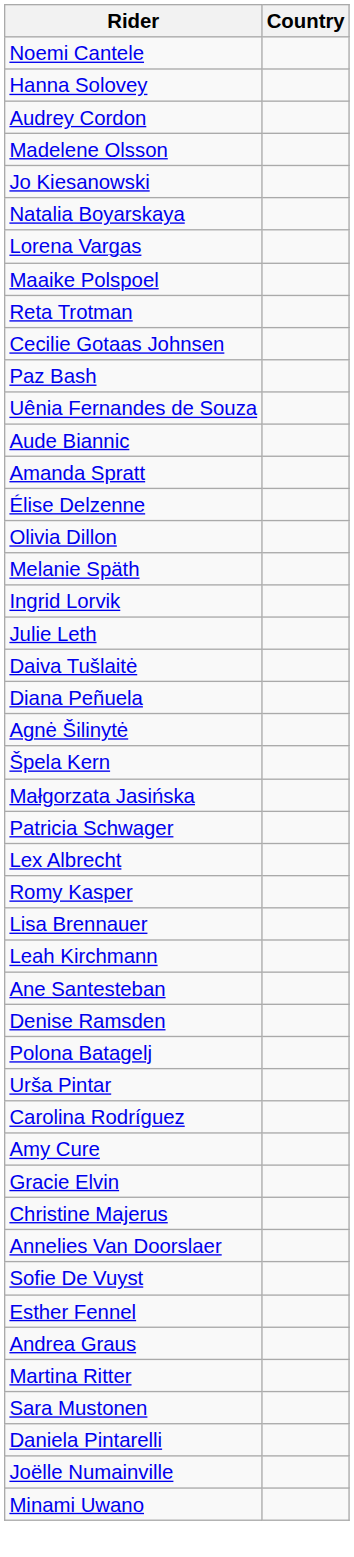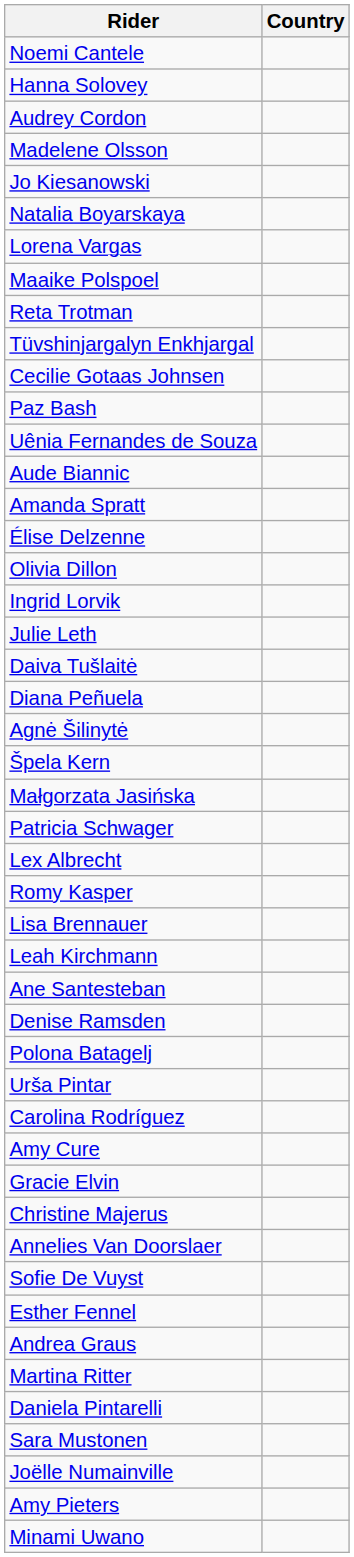+ row: (132, 343)
- row: (74, 569)
rows swapped: (86, 1440) <-> (78, 1407)
+ row: (64, 1504)
